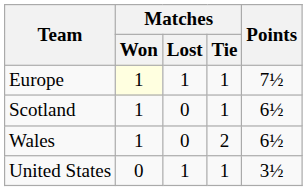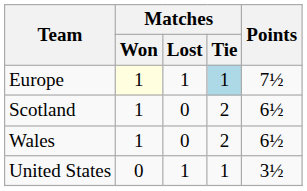(225, 79) no background -> (225, 79) lightblue background
(225, 110) 1 -> (225, 110) 2
